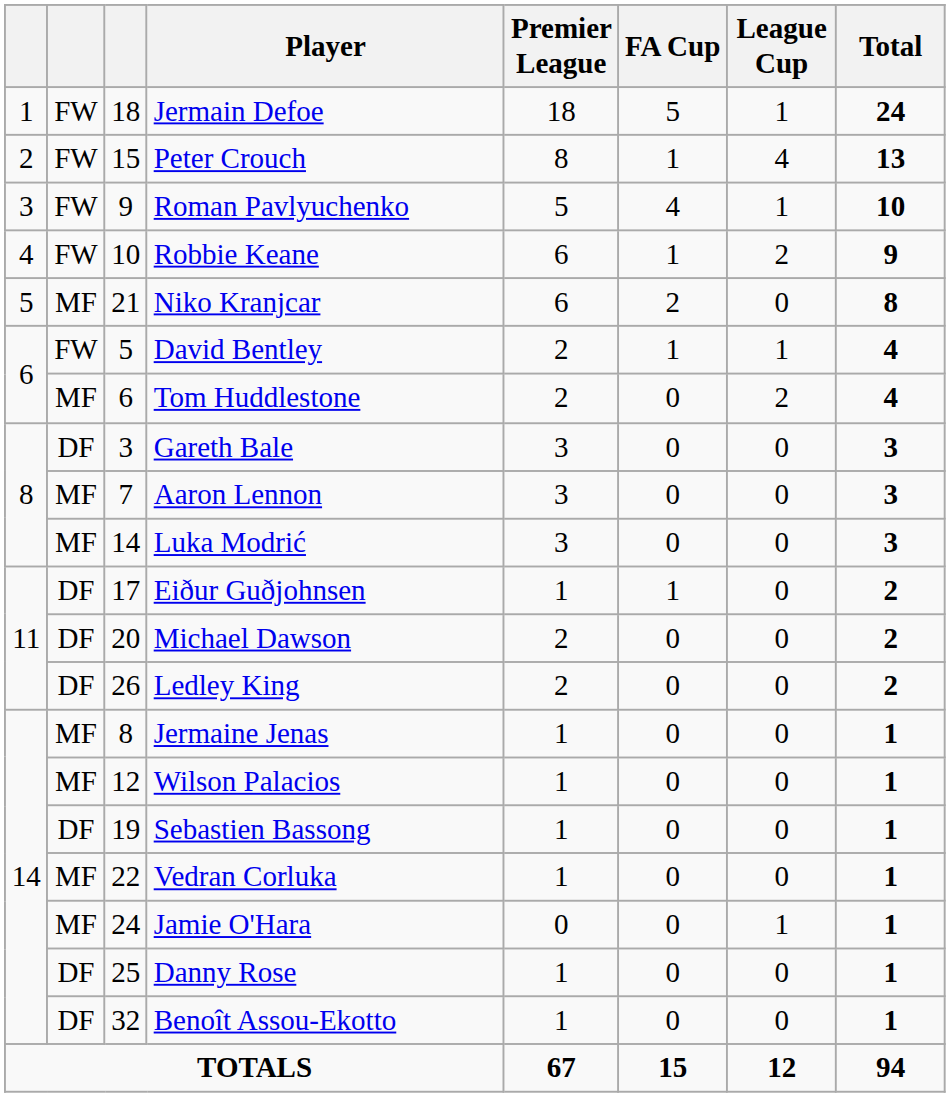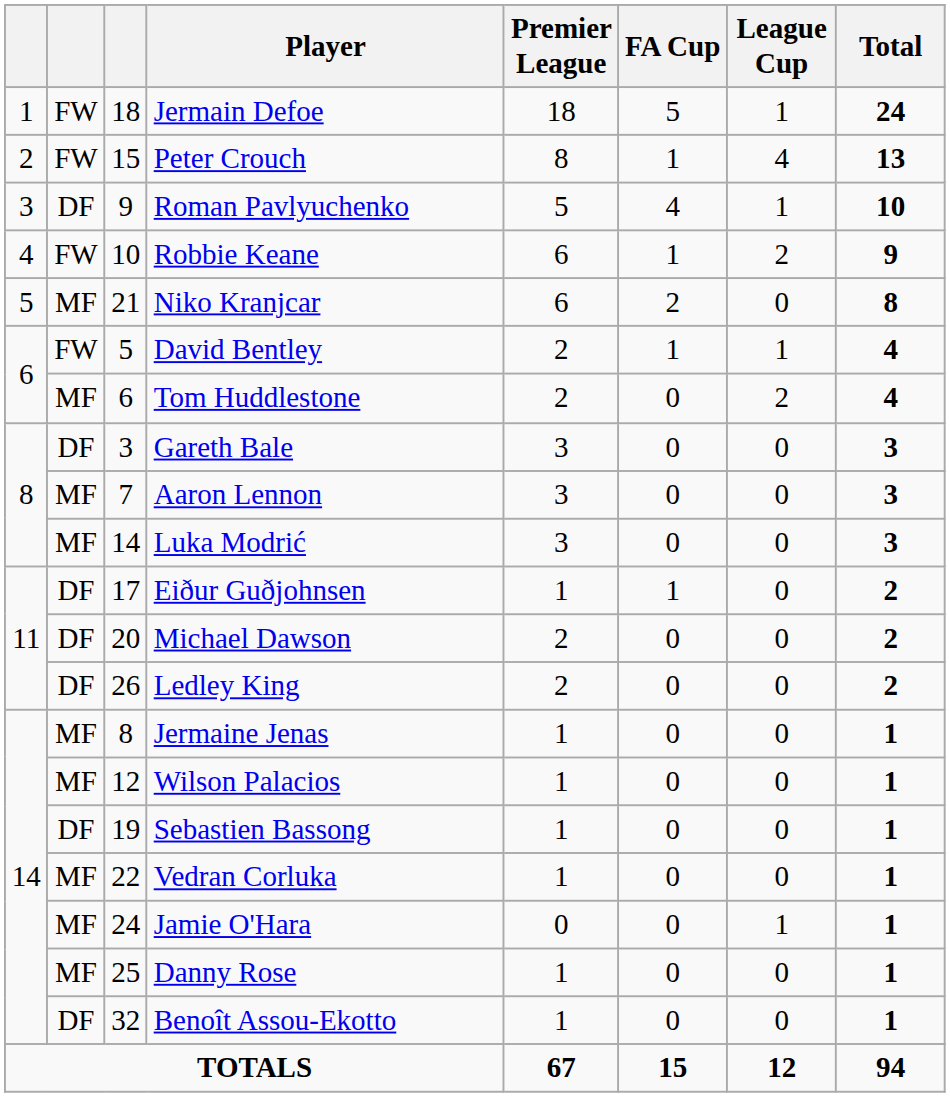(76, 206) FW -> (76, 206) DF
(76, 972) DF -> (76, 972) MF
